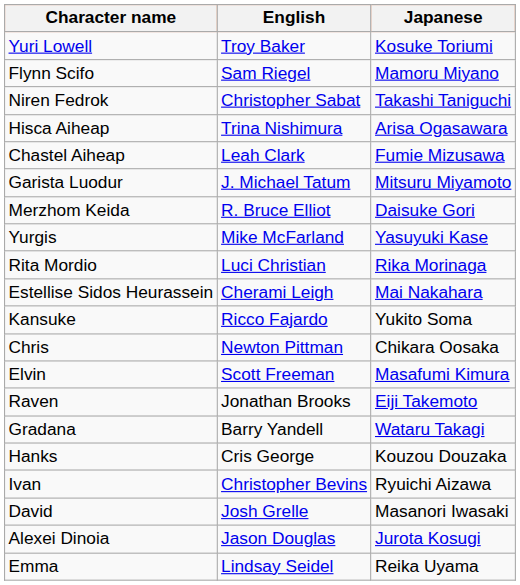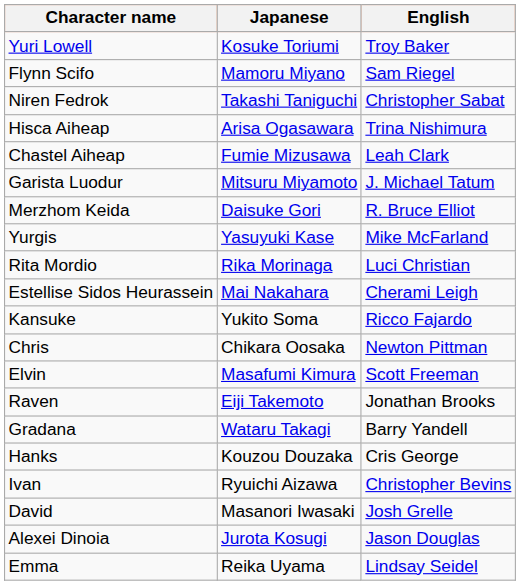columns swapped: (443, 18) <-> (294, 18)
